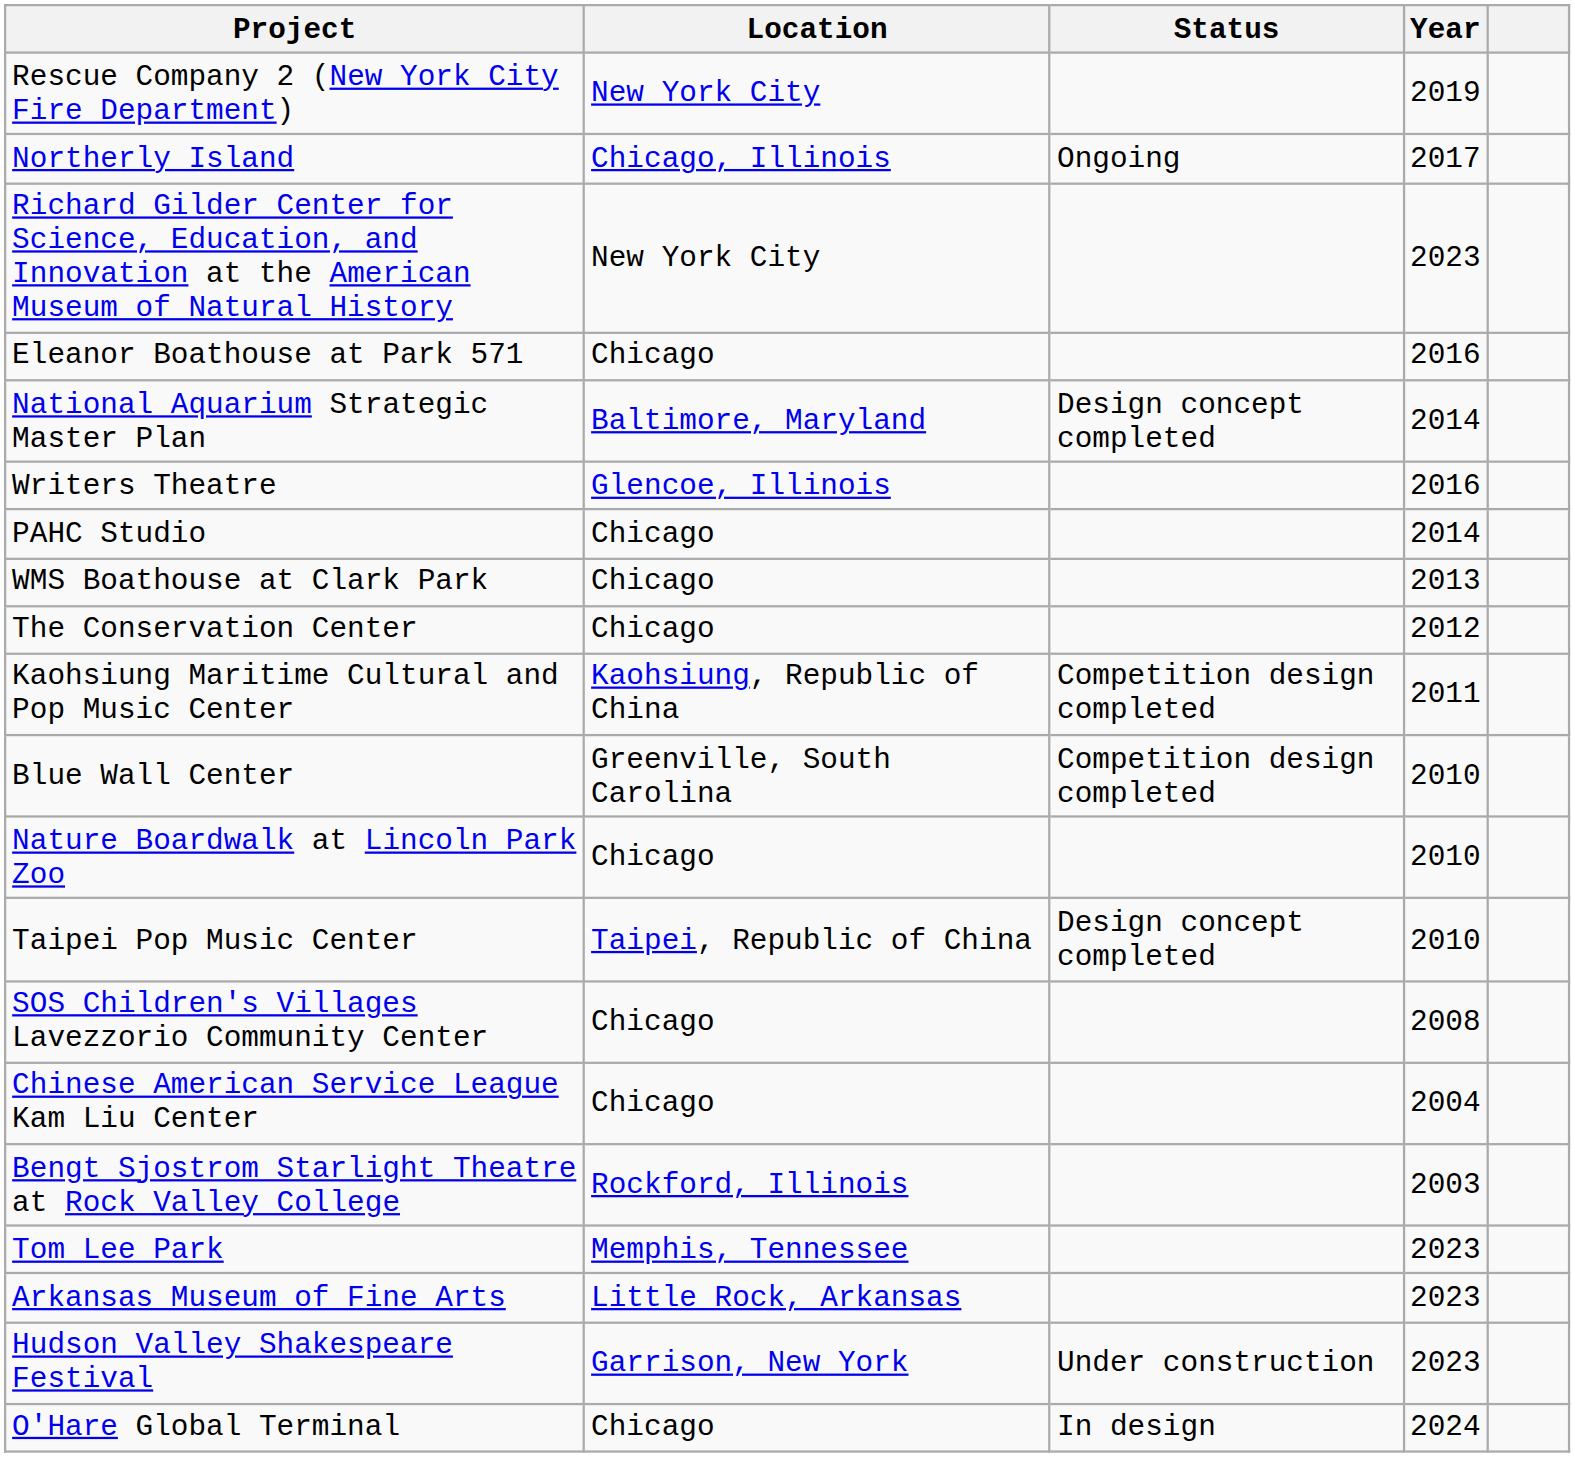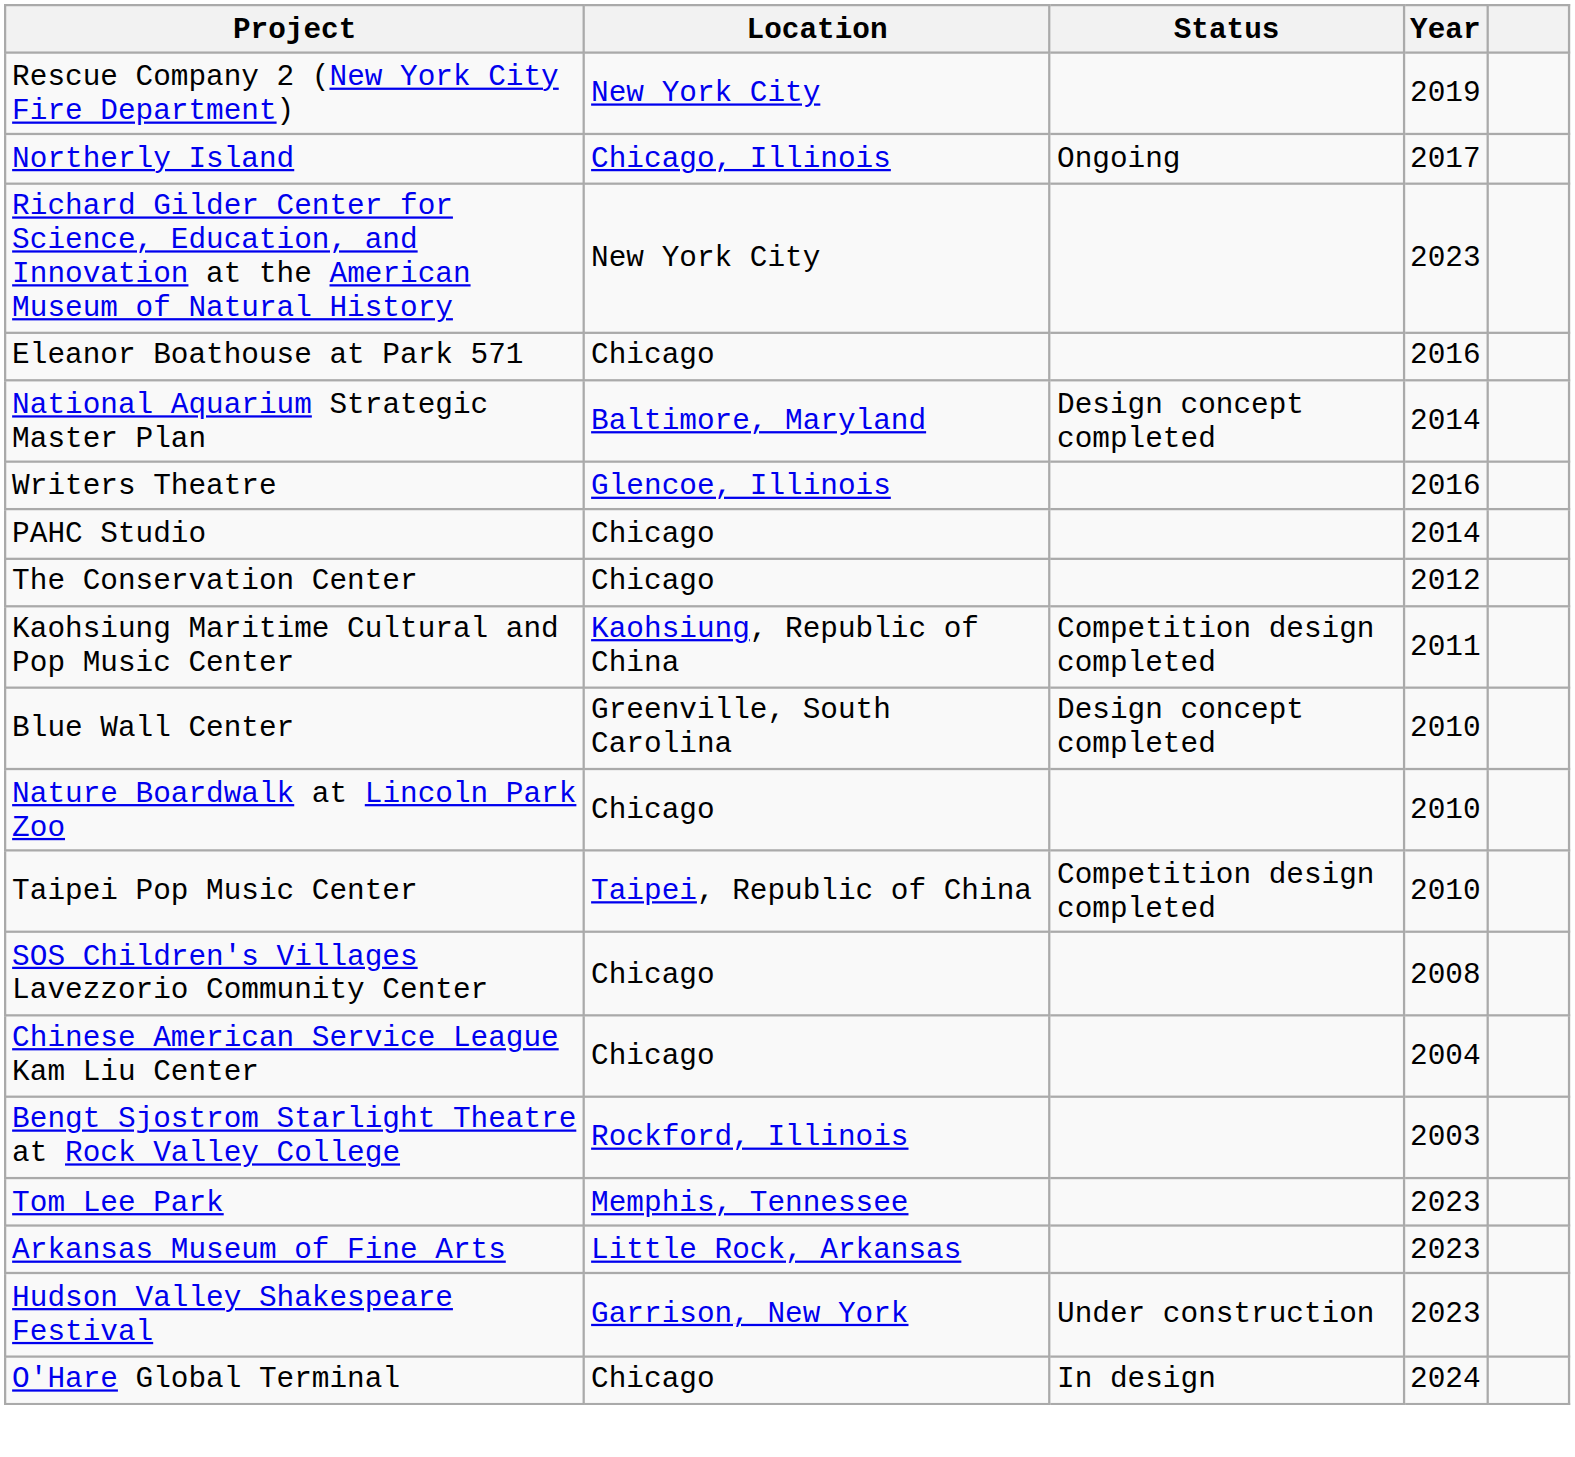- row: (250, 582)
(1216, 776) Competition design completed -> (1181, 728) Design concept completed
(1181, 940) Design concept completed -> (1216, 892) Competition design completed
